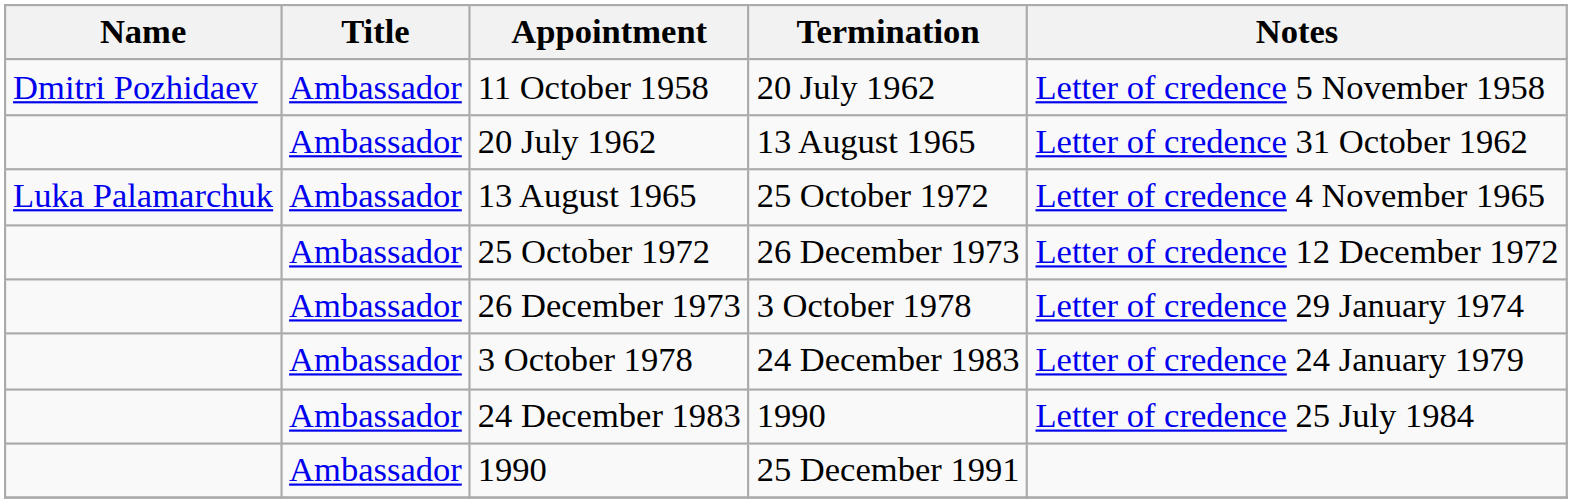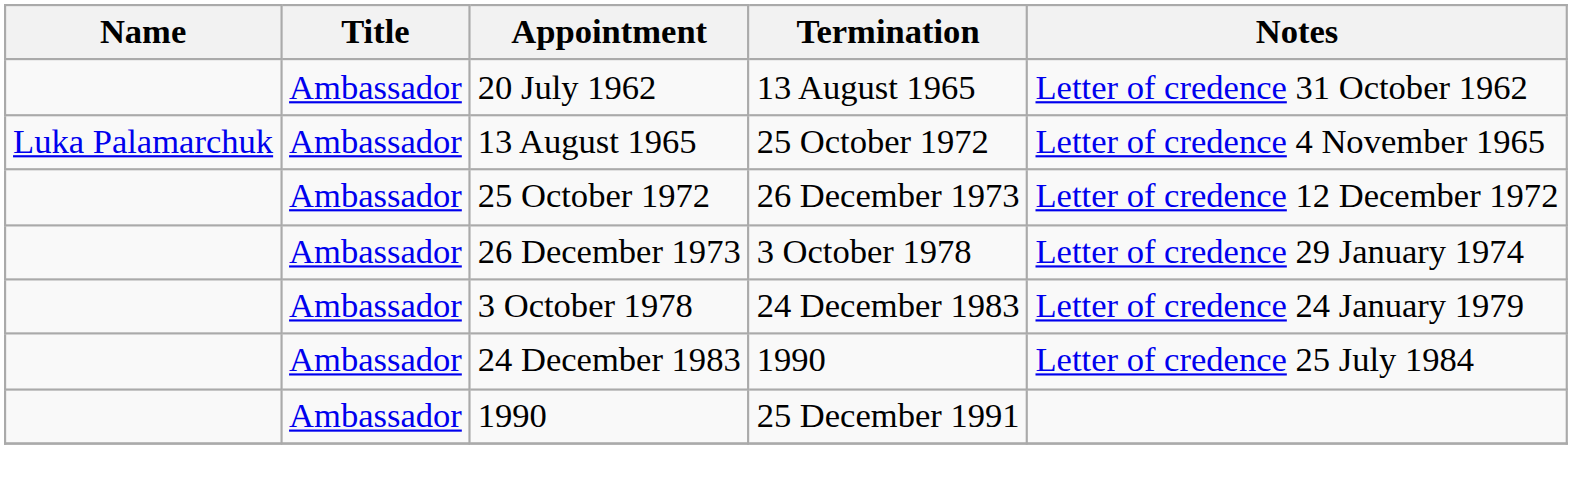- row: (593, 86)
